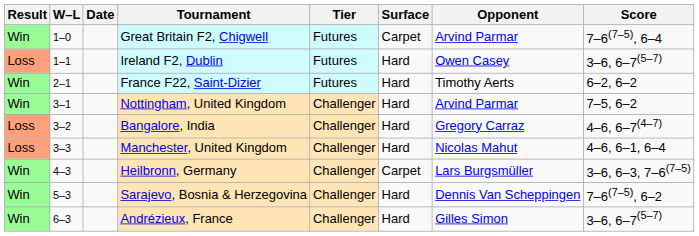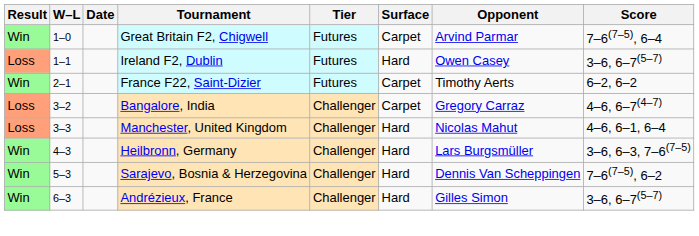(396, 83) Hard -> (401, 83) Carpet
- row: (203, 104)
(396, 126) Hard -> (401, 105) Carpet
(401, 170) Carpet -> (396, 150) Hard
